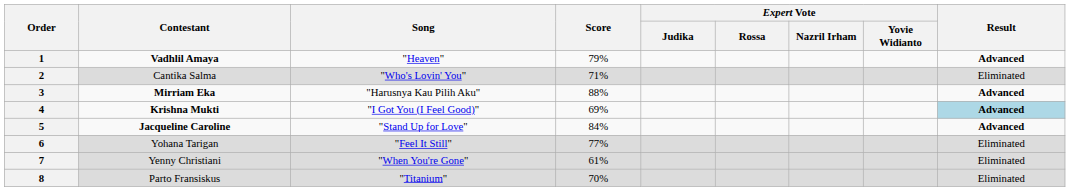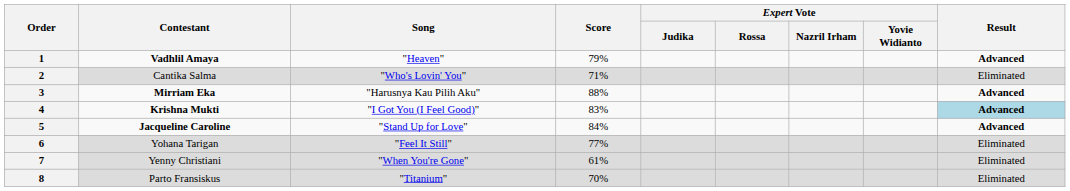(598, 110) 69% -> (598, 110) 83%
